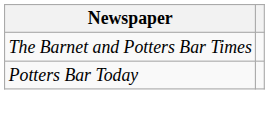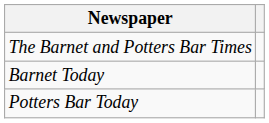+ row: (56, 74)
